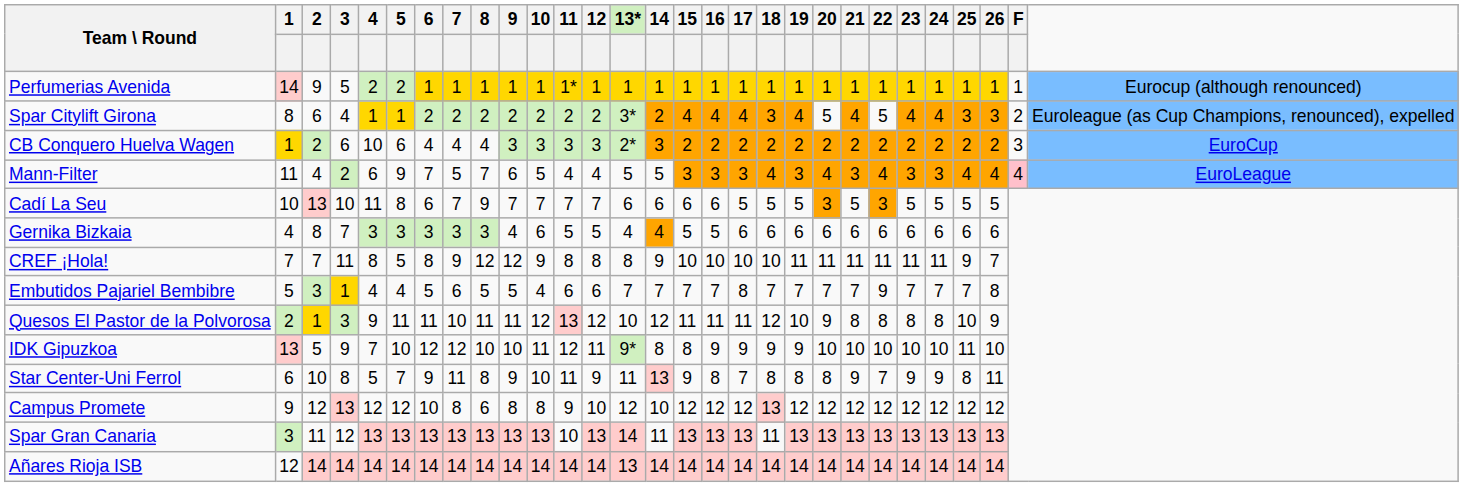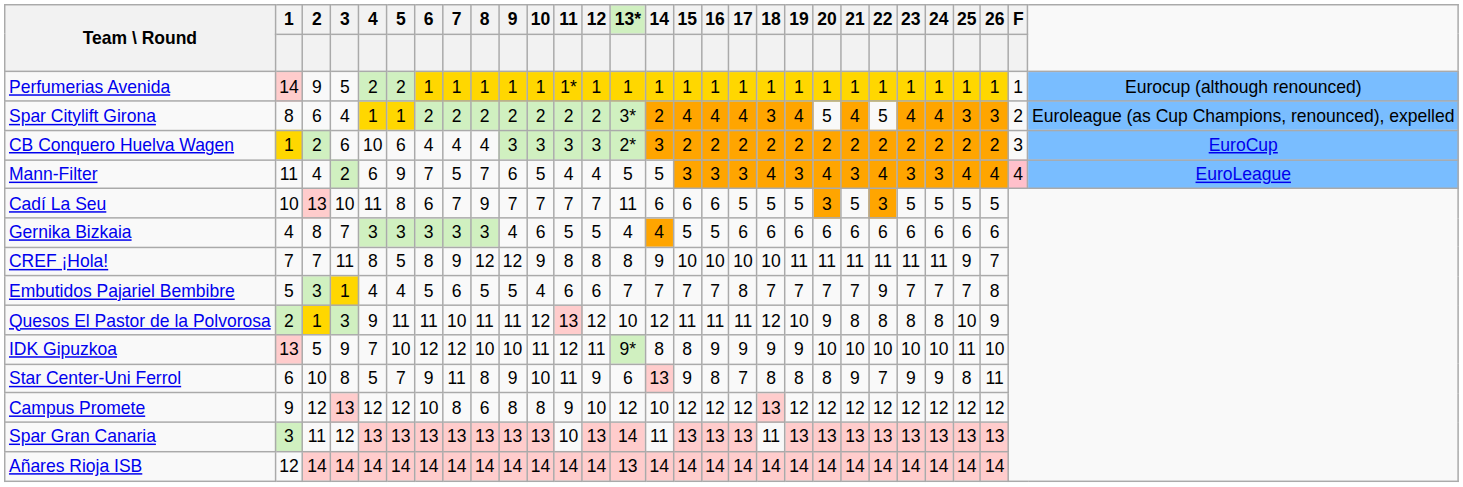(628, 203) 6 -> (628, 203) 11
(628, 378) 11 -> (628, 378) 6
